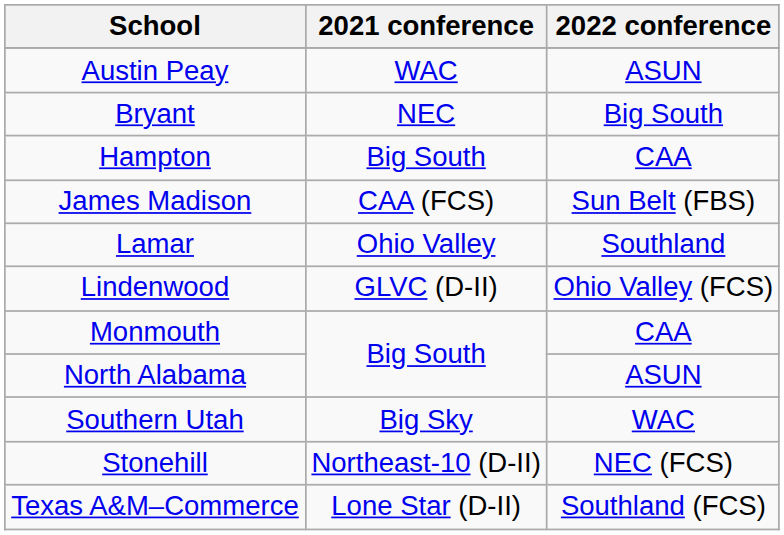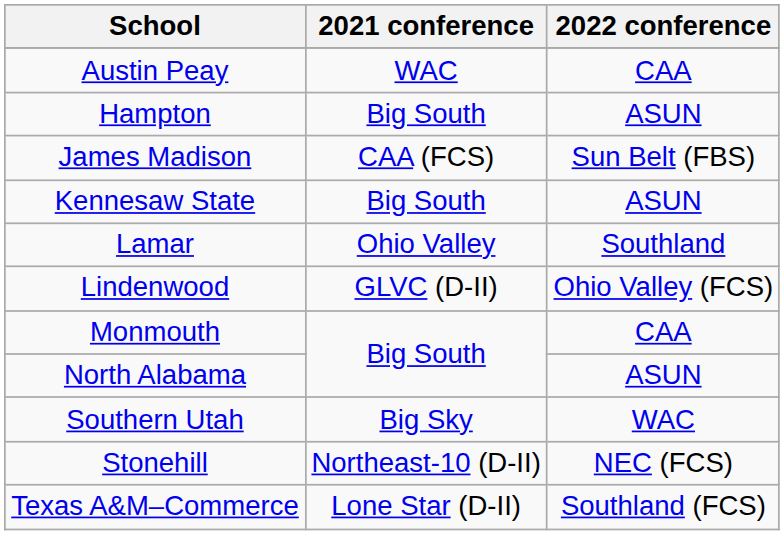(663, 69) ASUN -> (663, 69) CAA
- row: (155, 113)
(663, 157) CAA -> (663, 113) ASUN
+ row: (155, 200)
